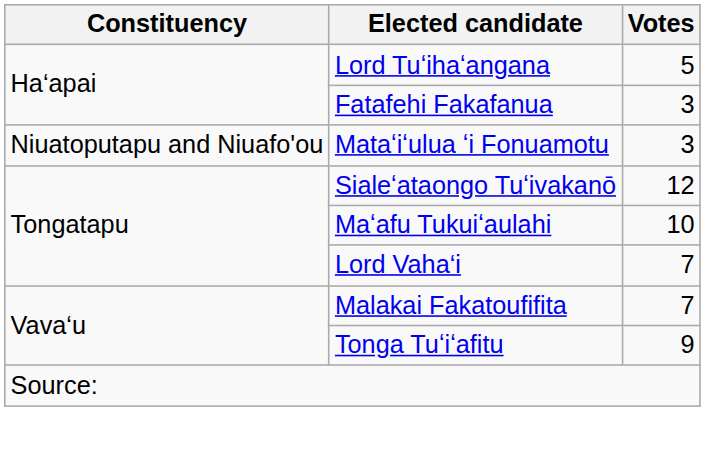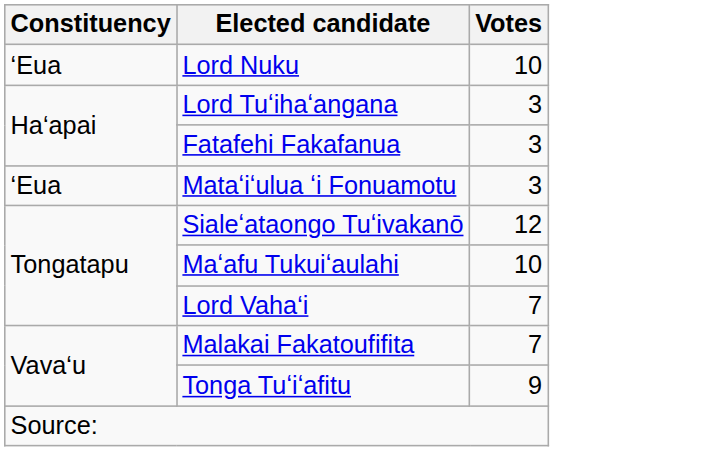+ row: (241, 64)
(688, 64) 5 -> (535, 104) 3
(167, 144) Niuatoputapu and Niuafo'ou -> (36, 184) ‘Eua
